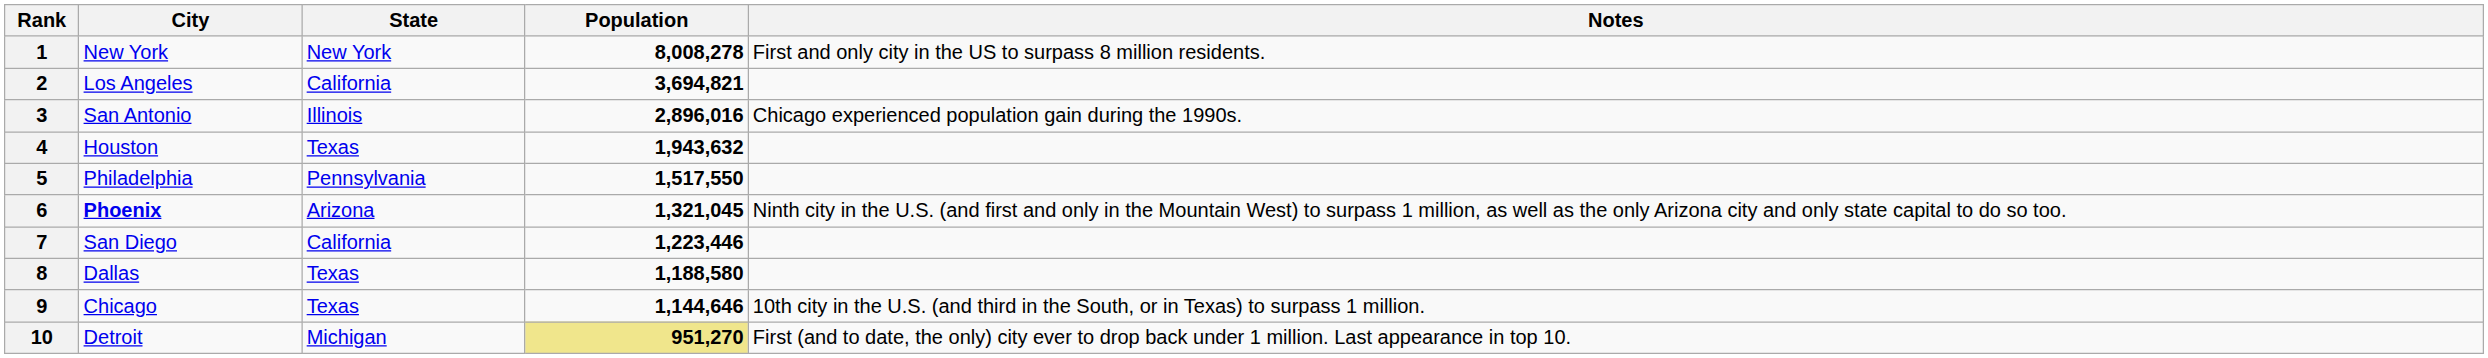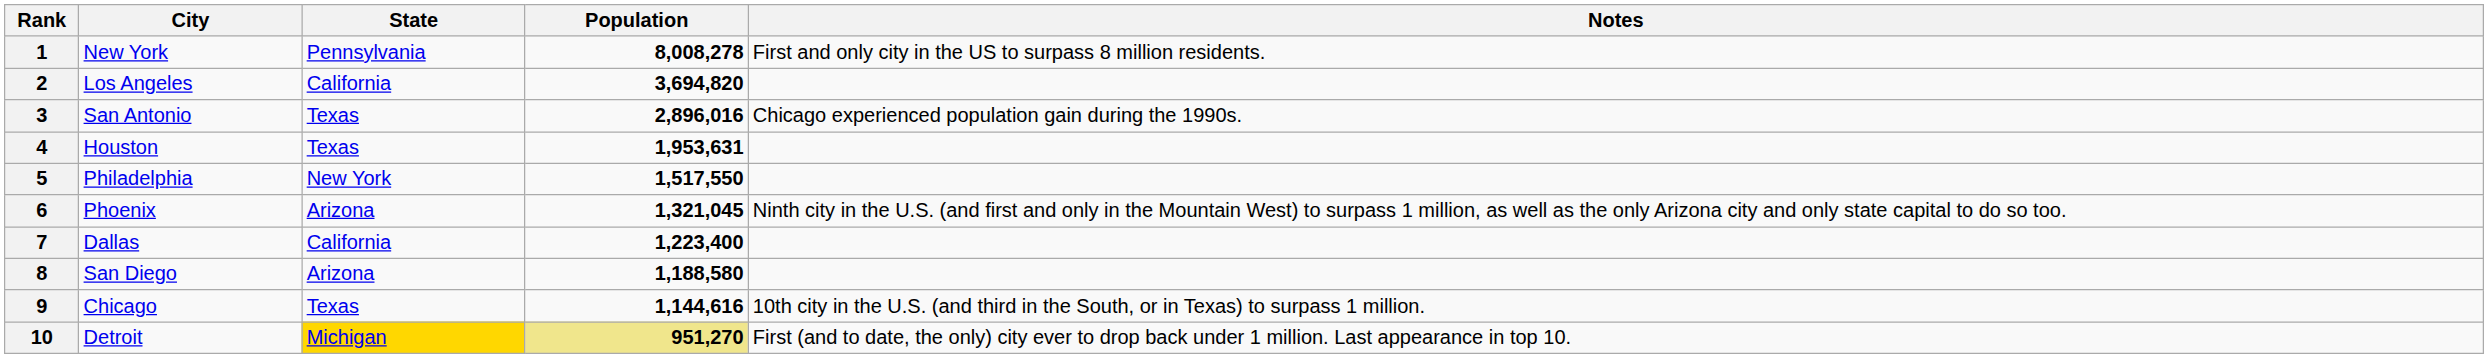(349, 52) New York -> (366, 52) Pennsylvania
(699, 83) 3,694,821 -> (699, 83) 3,694,820
(334, 115) Illinois -> (333, 115) Texas
(699, 147) 1,943,632 -> (699, 147) 1,953,631
(366, 178) Pennsylvania -> (349, 178) New York
(122, 210) bold -> (120, 210) normal
(130, 242) San Diego -> (111, 242) Dallas
(699, 242) 1,223,446 -> (699, 242) 1,223,400
(111, 274) Dallas -> (130, 274) San Diego
(333, 274) Texas -> (341, 274) Arizona
(699, 305) 1,144,646 -> (699, 305) 1,144,616
(347, 337) no background -> (347, 337) gold background
